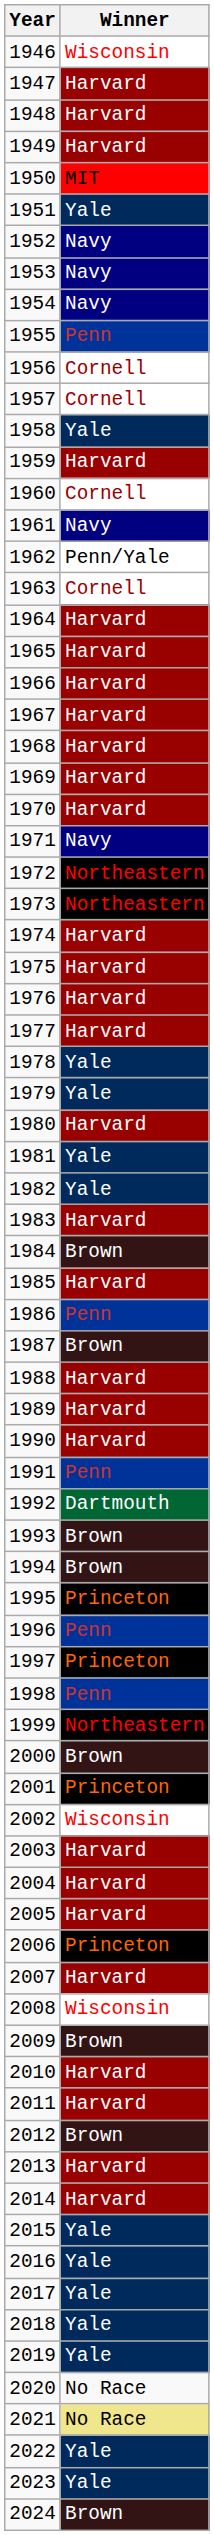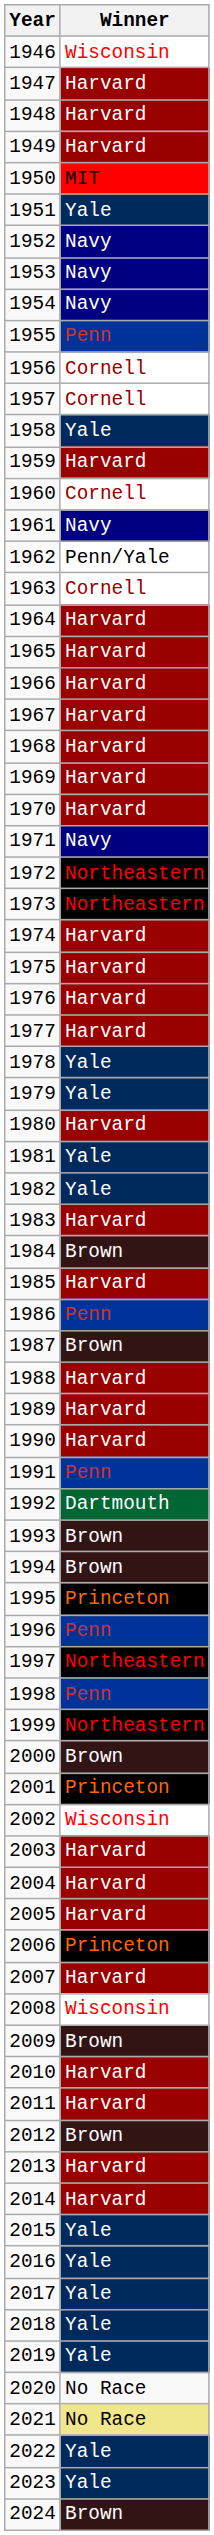(117, 1662) Princeton -> (135, 1662) Northeastern
